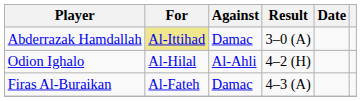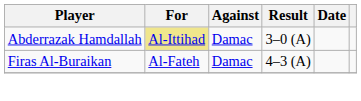- row: (46, 61)
